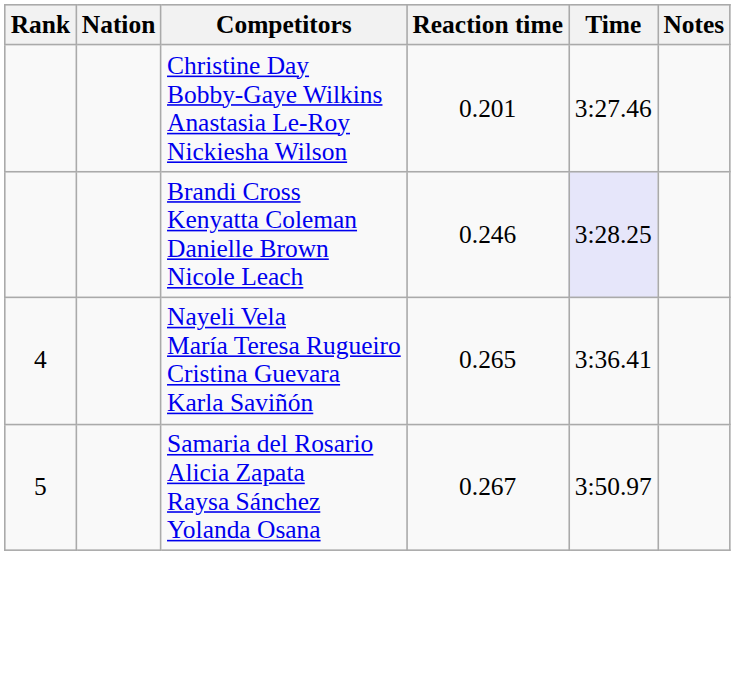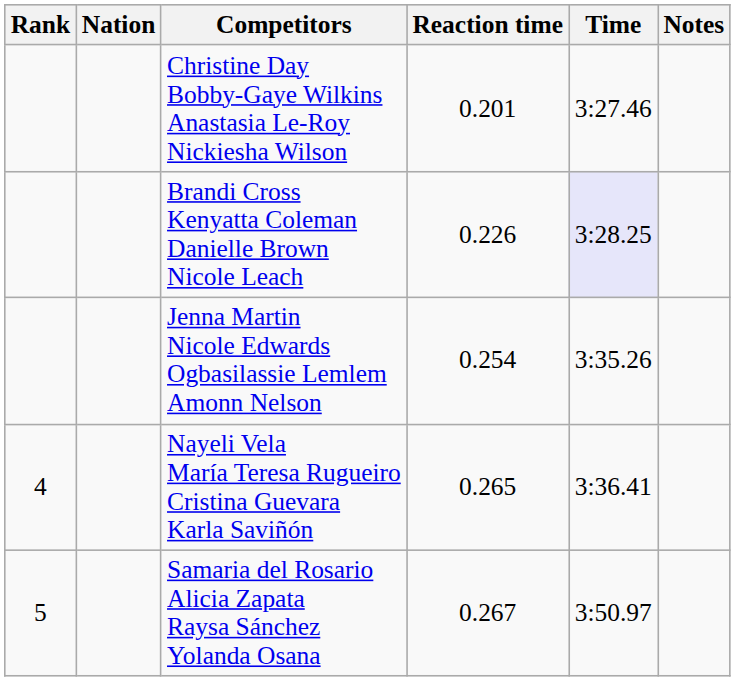(488, 234) 0.246 -> (488, 234) 0.226
+ row: (277, 360)
